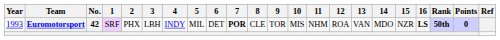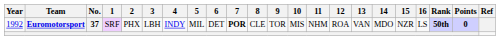(15, 24) 1993 -> (15, 24) 1992
(95, 24) 42 -> (95, 24) 37
(423, 24) bold -> (423, 24) normal
